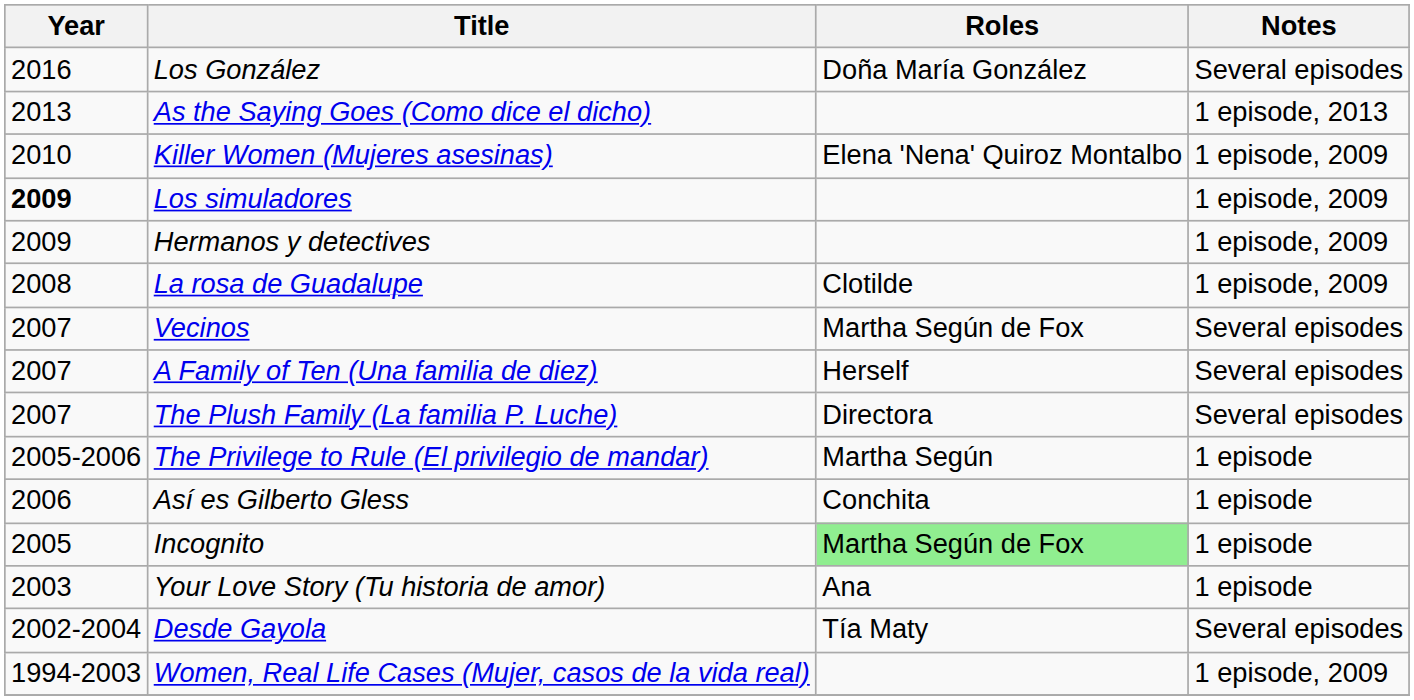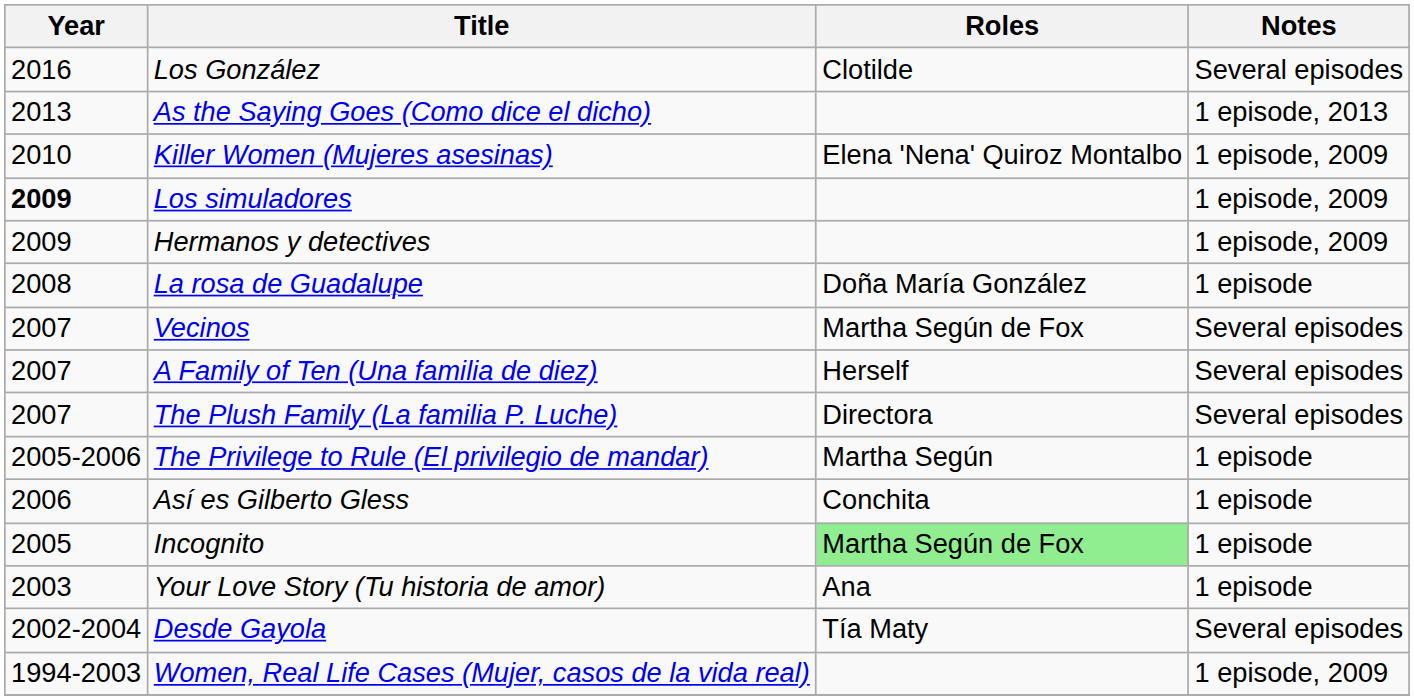(955, 69) Doña María González -> (868, 69) Clotilde
(868, 284) Clotilde -> (955, 284) Doña María González
(1291, 284) 1 episode, 2009 -> (1254, 284) 1 episode
